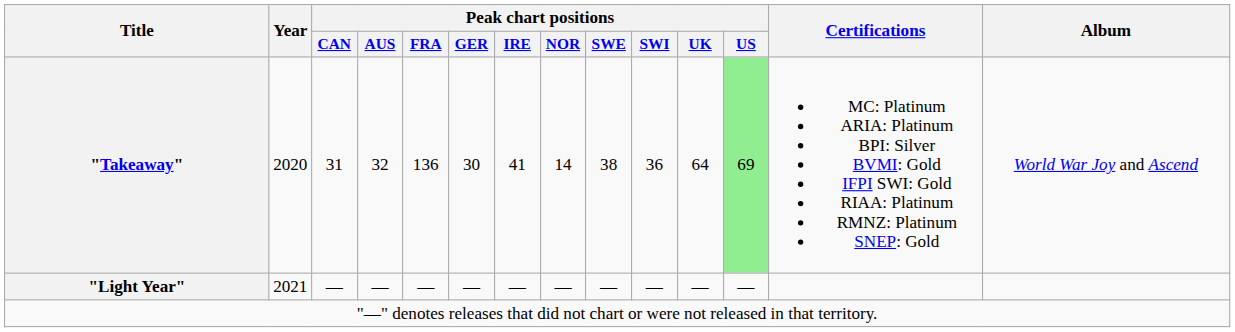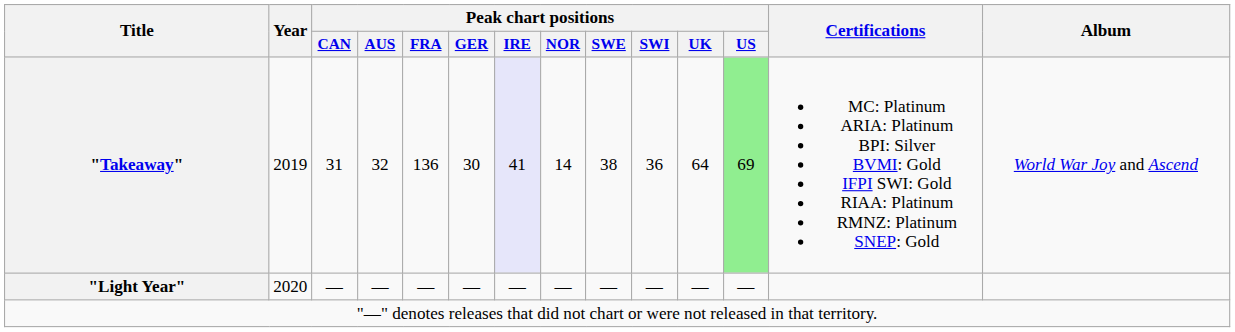(290, 164) 2020 -> (290, 164) 2019
(517, 164) no background -> (517, 164) lavender background
(290, 286) 2021 -> (290, 286) 2020
